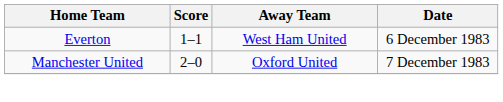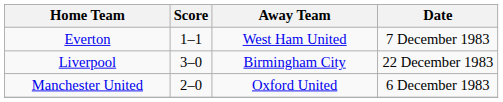(438, 39) 6 December 1983 -> (438, 39) 7 December 1983
+ row: (87, 62)
(438, 62) 7 December 1983 -> (438, 85) 6 December 1983
